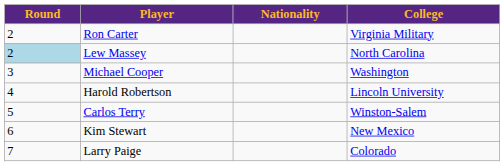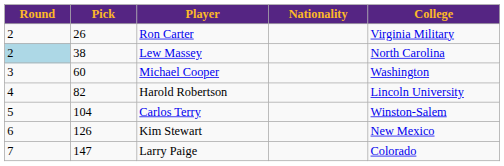+ column: (103, 14)
